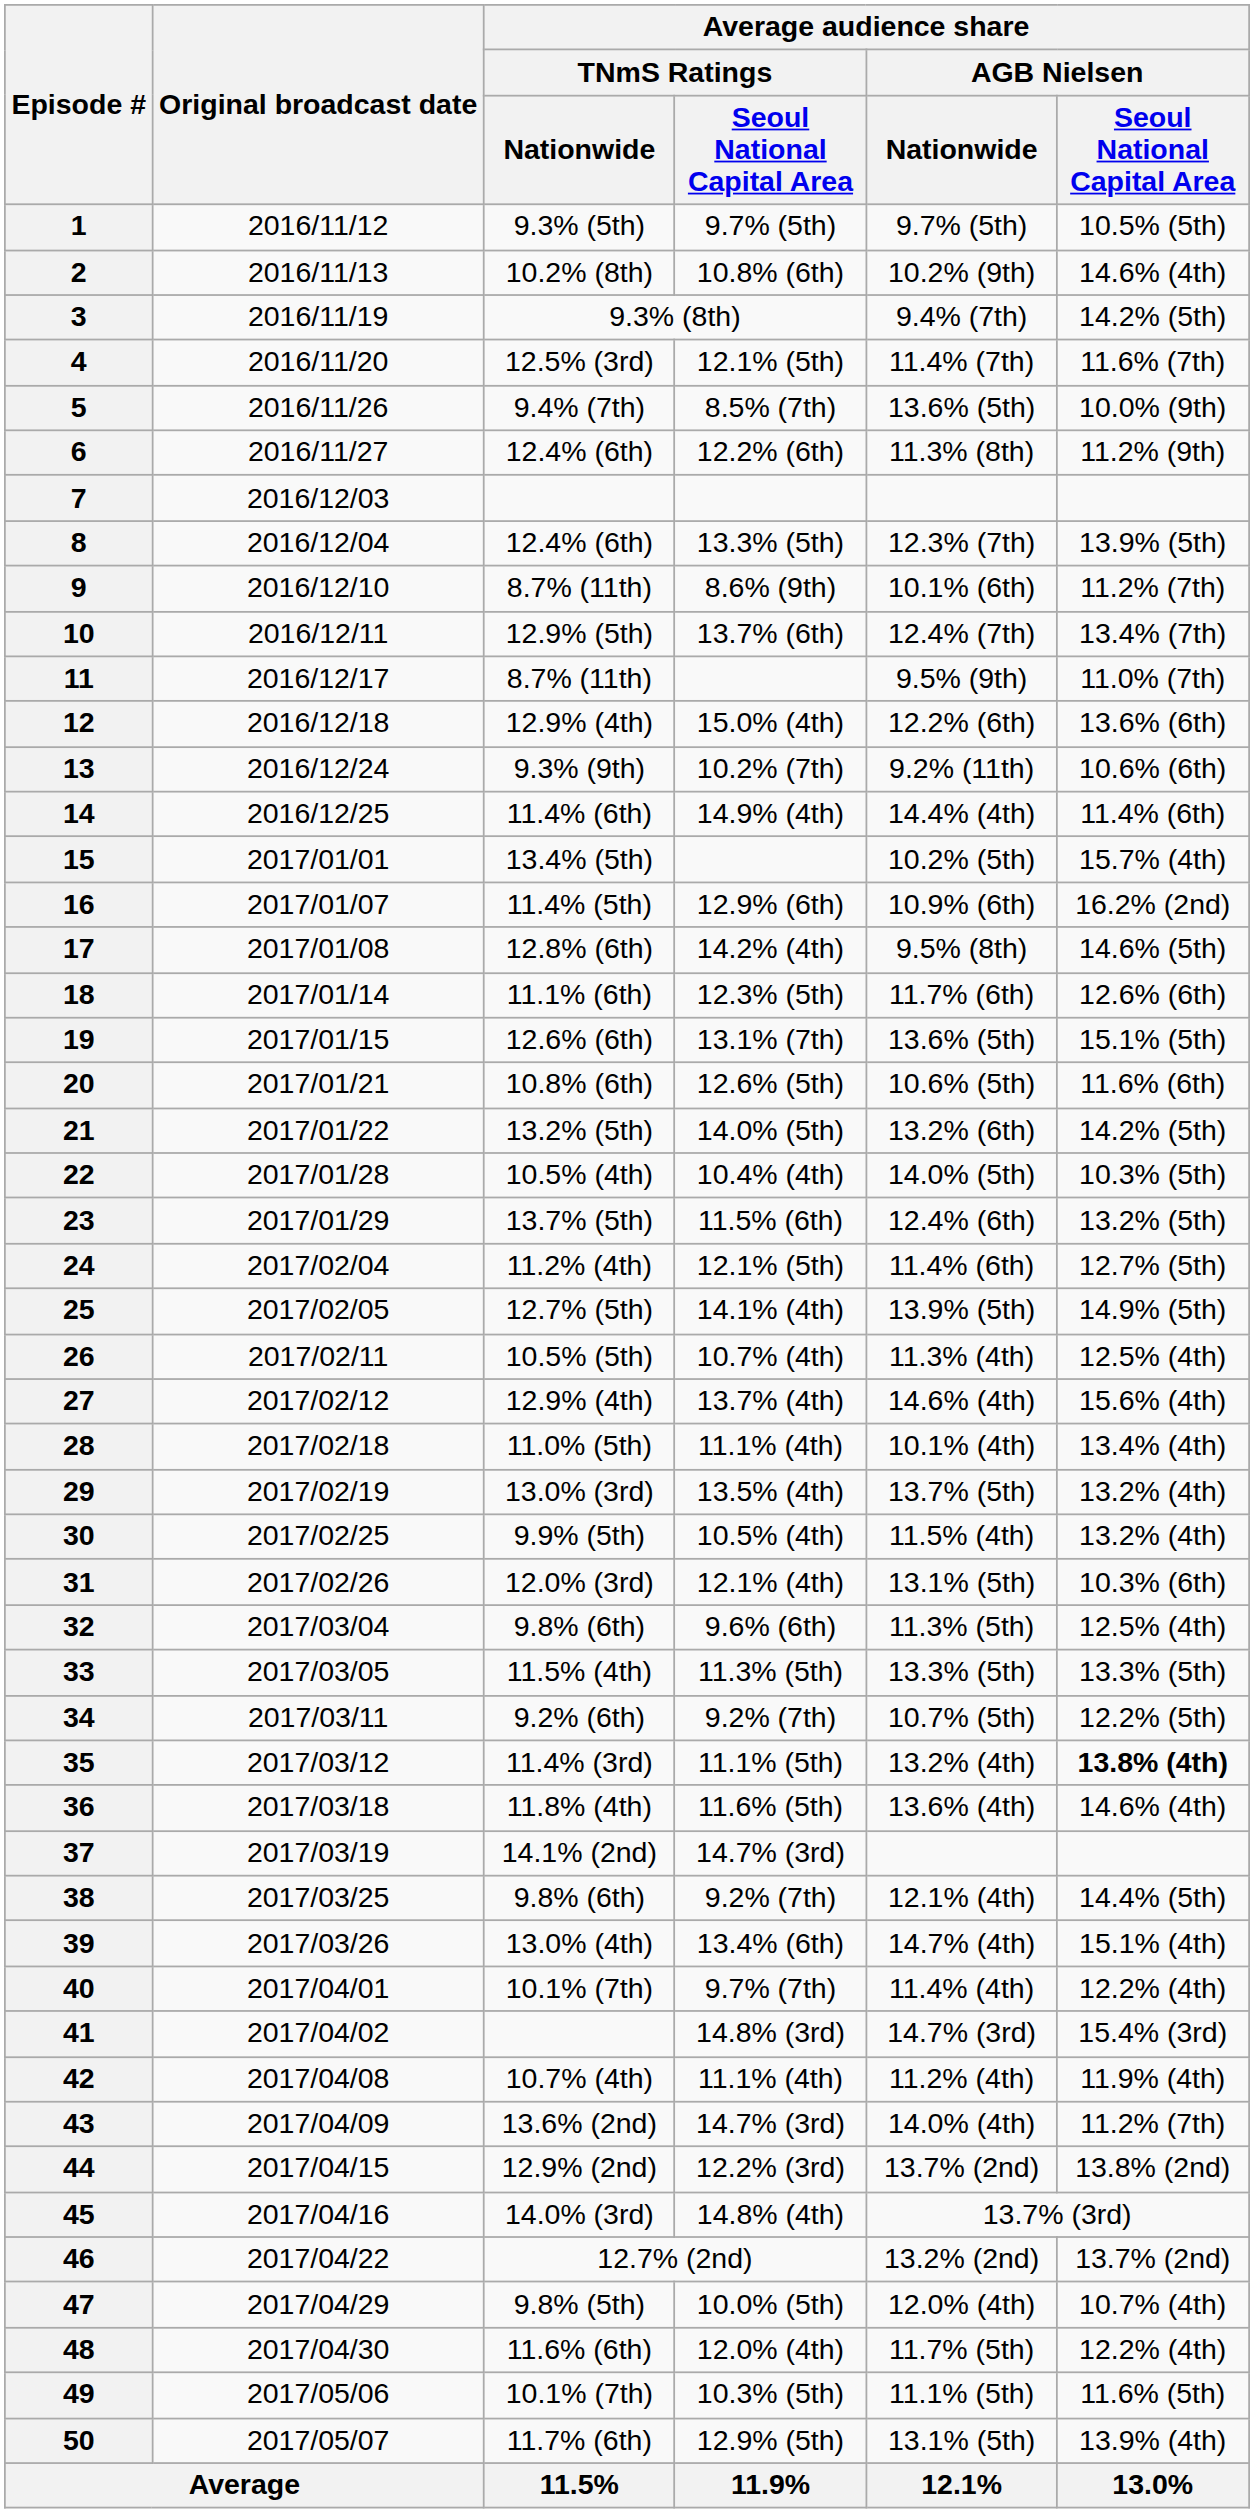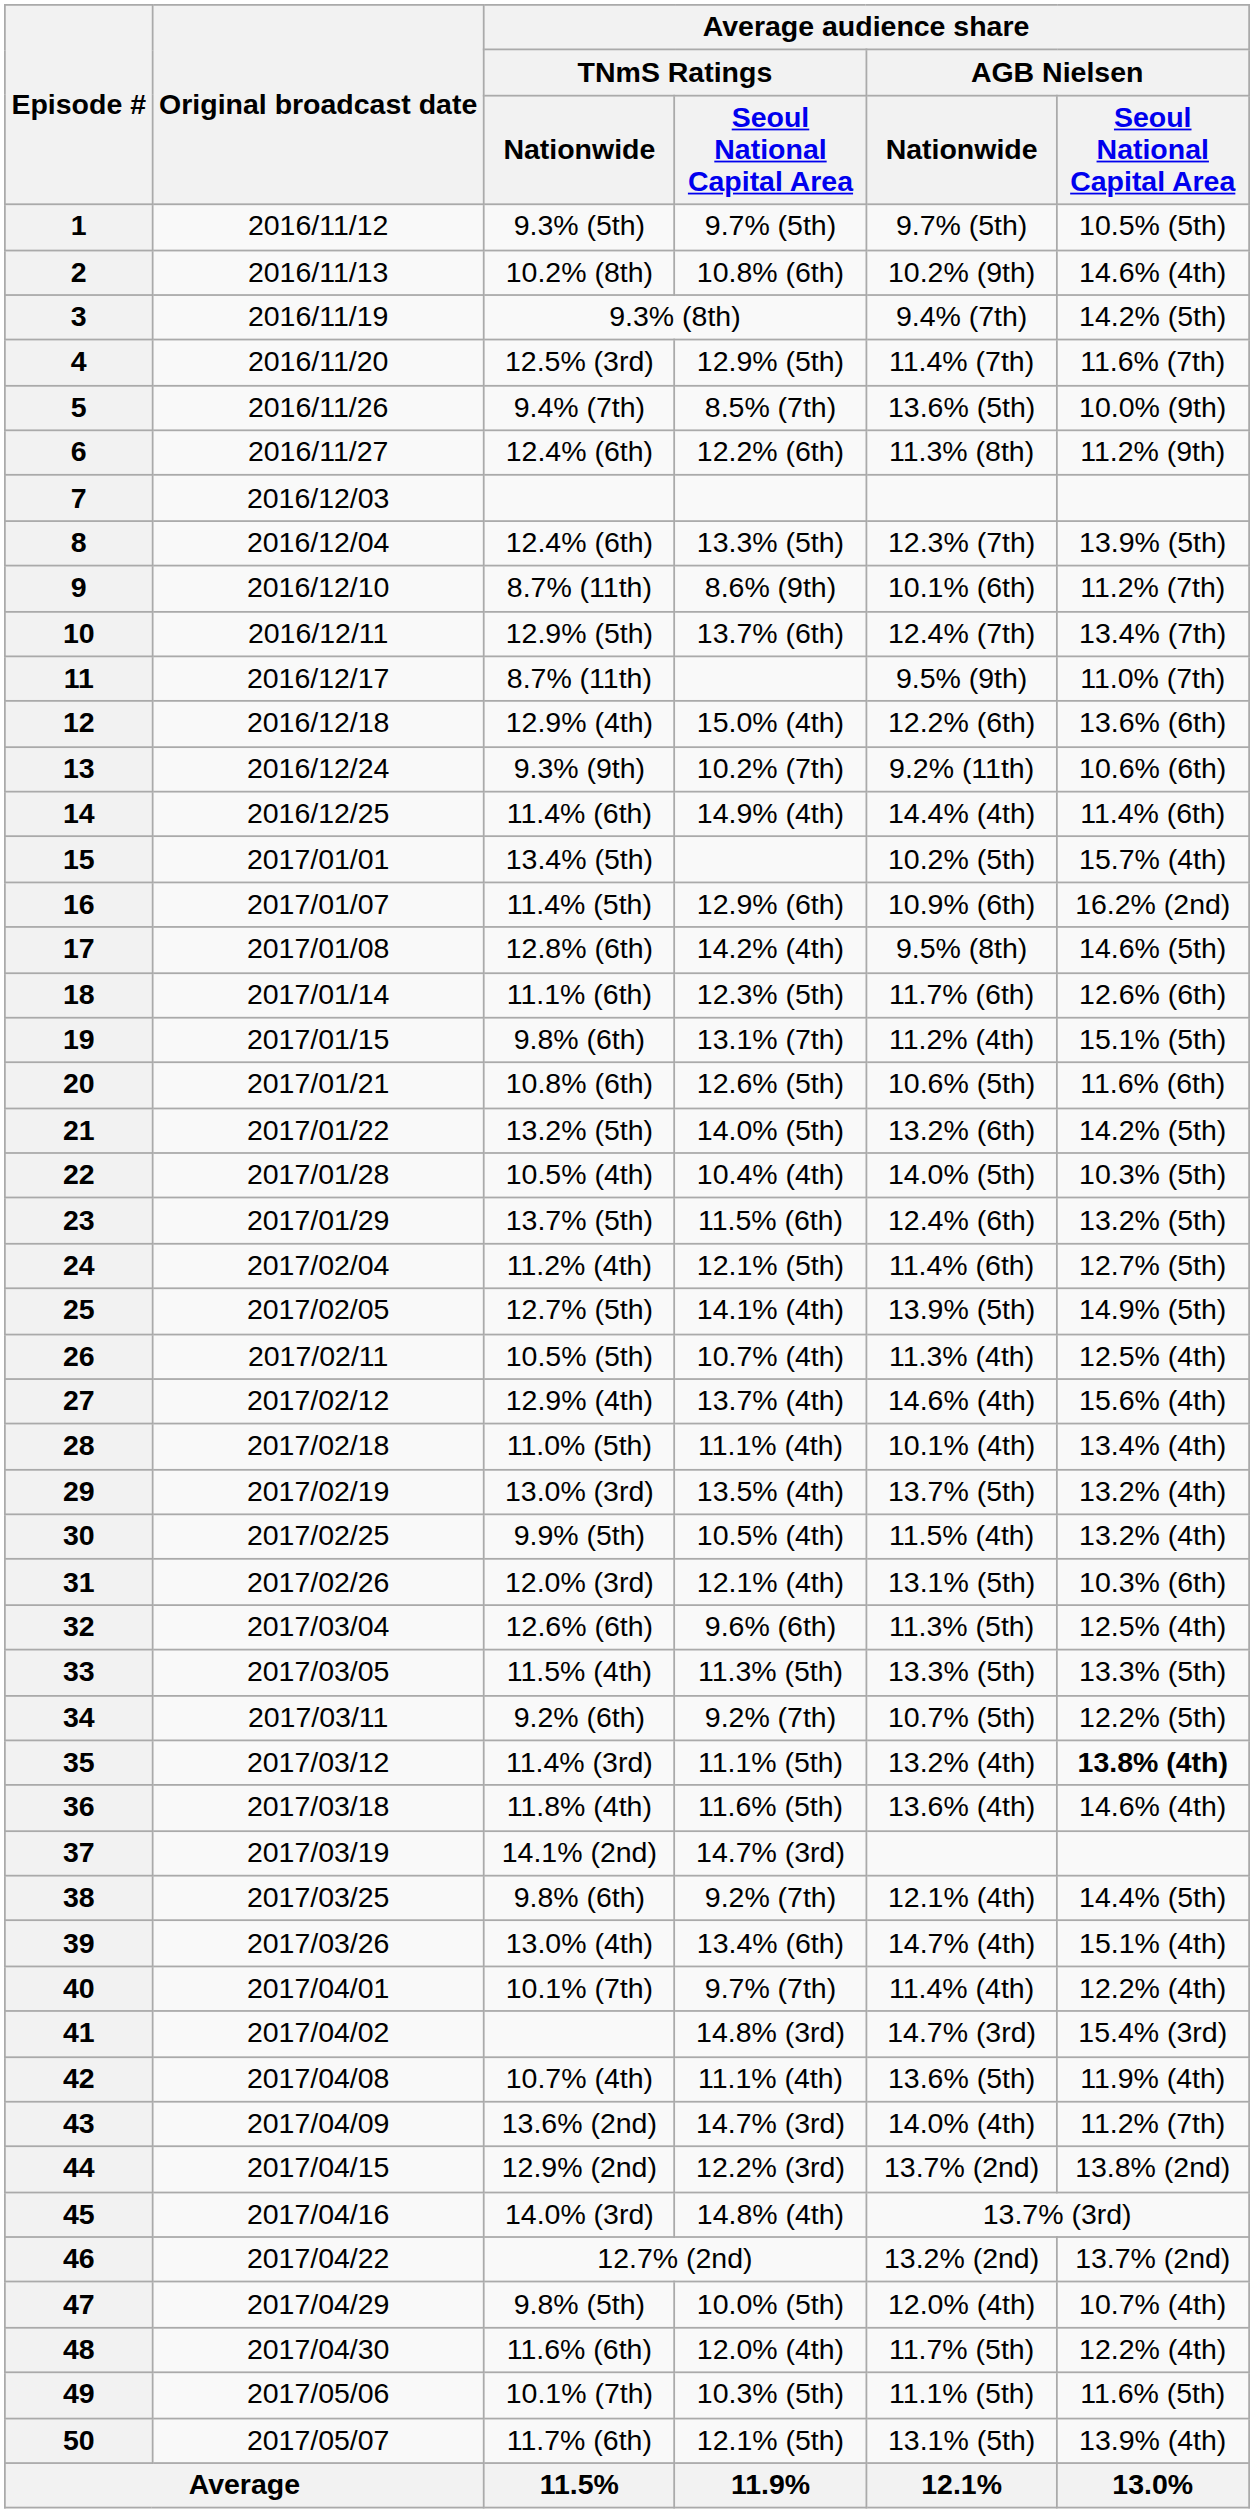(770, 362) 12.1% (5th) -> (770, 362) 12.9% (5th)
(579, 1039) 12.6% (6th) -> (579, 1039) 9.8% (6th)
(962, 1039) 13.6% (5th) -> (962, 1039) 11.2% (4th)
(579, 1626) 9.8% (6th) -> (579, 1626) 12.6% (6th)
(962, 2078) 11.2% (4th) -> (962, 2078) 13.6% (5th)
(770, 2439) 12.9% (5th) -> (770, 2439) 12.1% (5th)
